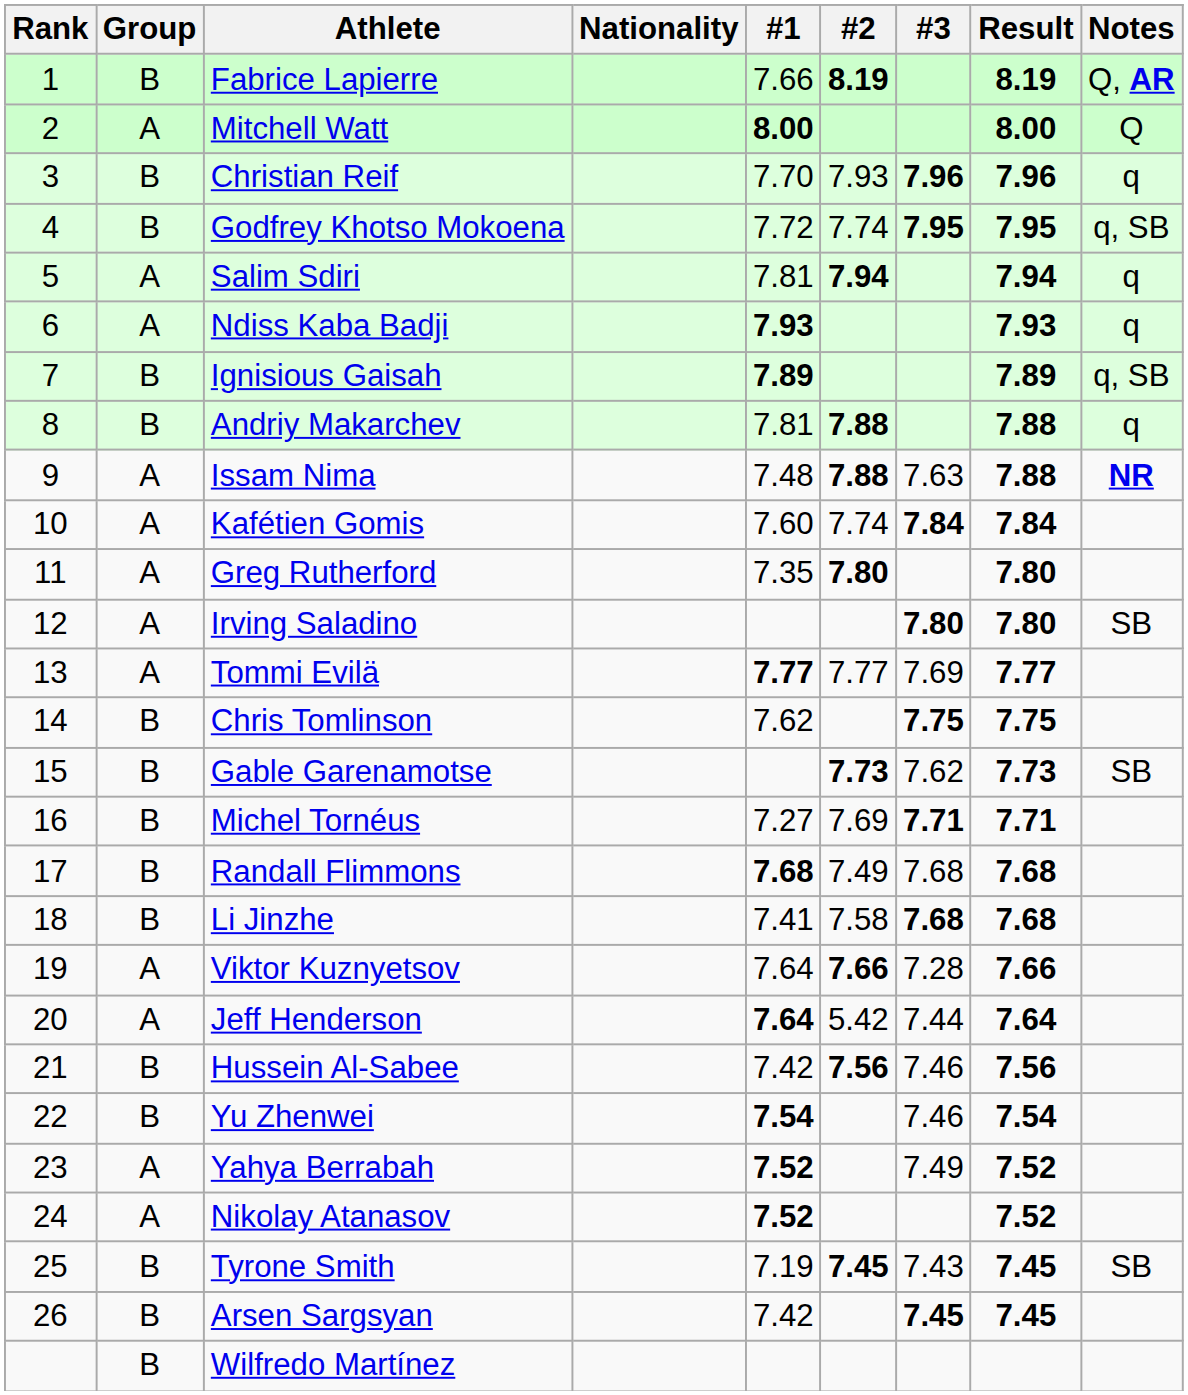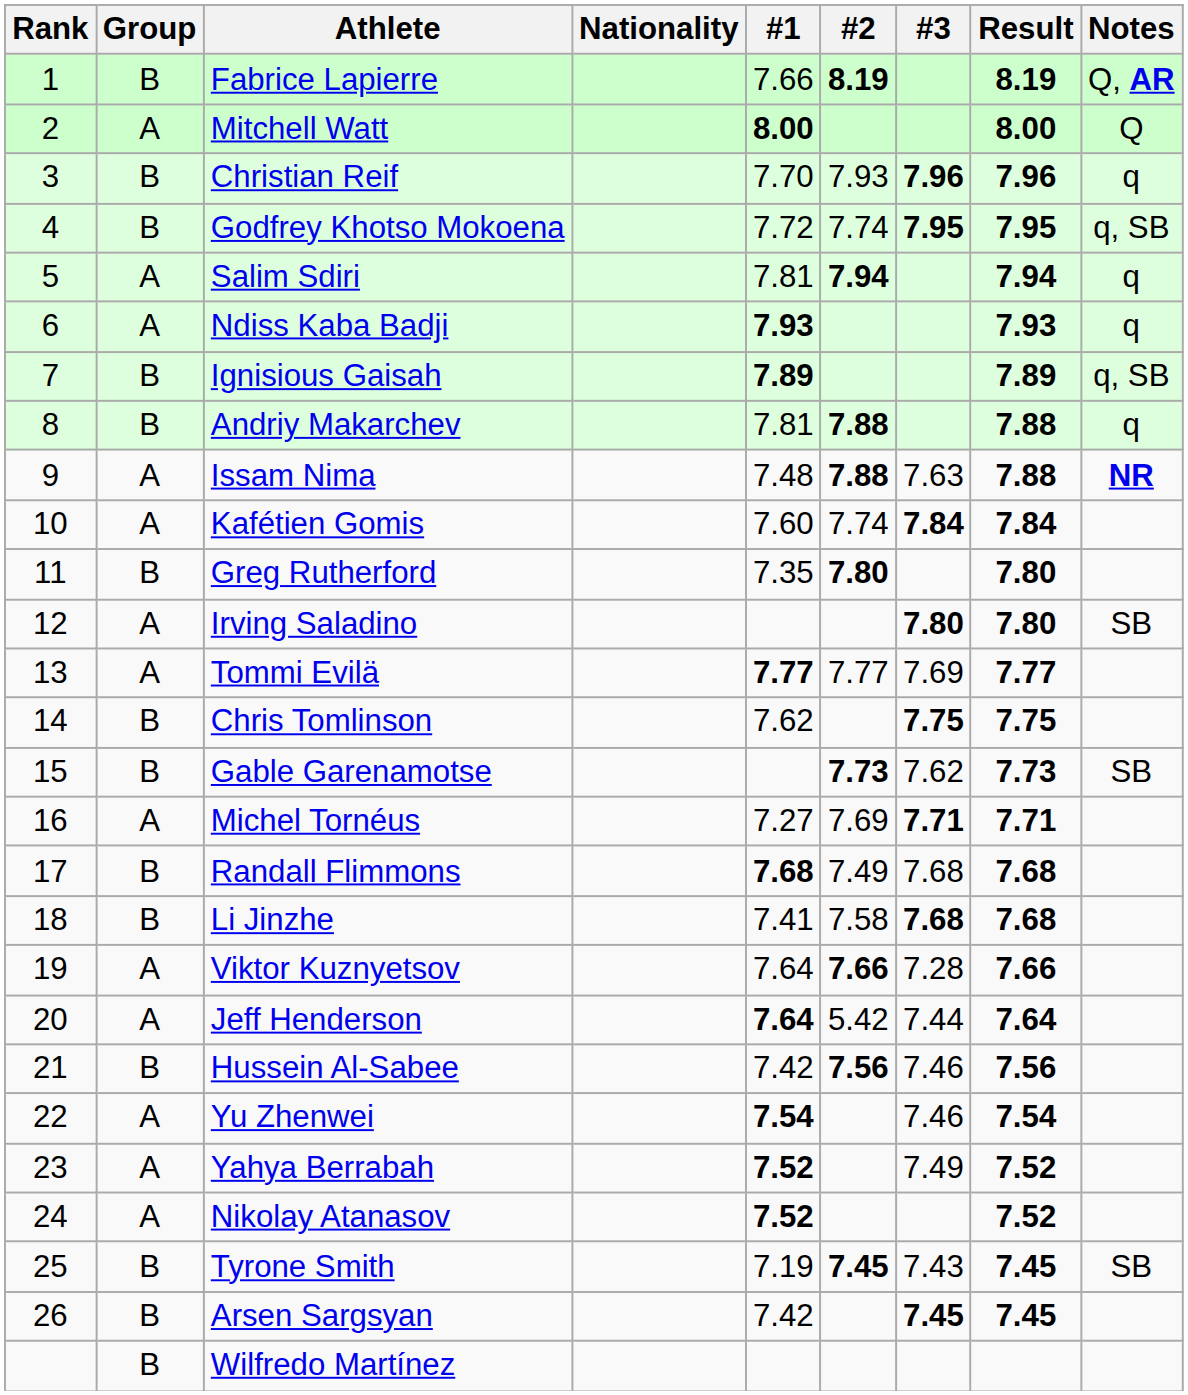(150, 573) A -> (150, 573) B
(150, 820) B -> (150, 820) A
(150, 1117) B -> (150, 1117) A
